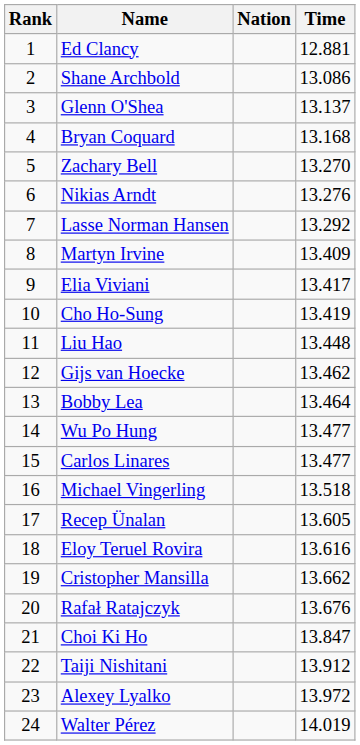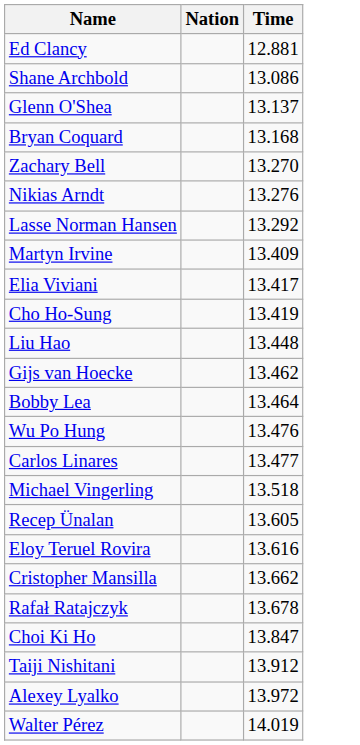- column: (31, 19)
(325, 431) 13.477 -> (273, 431) 13.476
(325, 607) 13.676 -> (273, 607) 13.678
